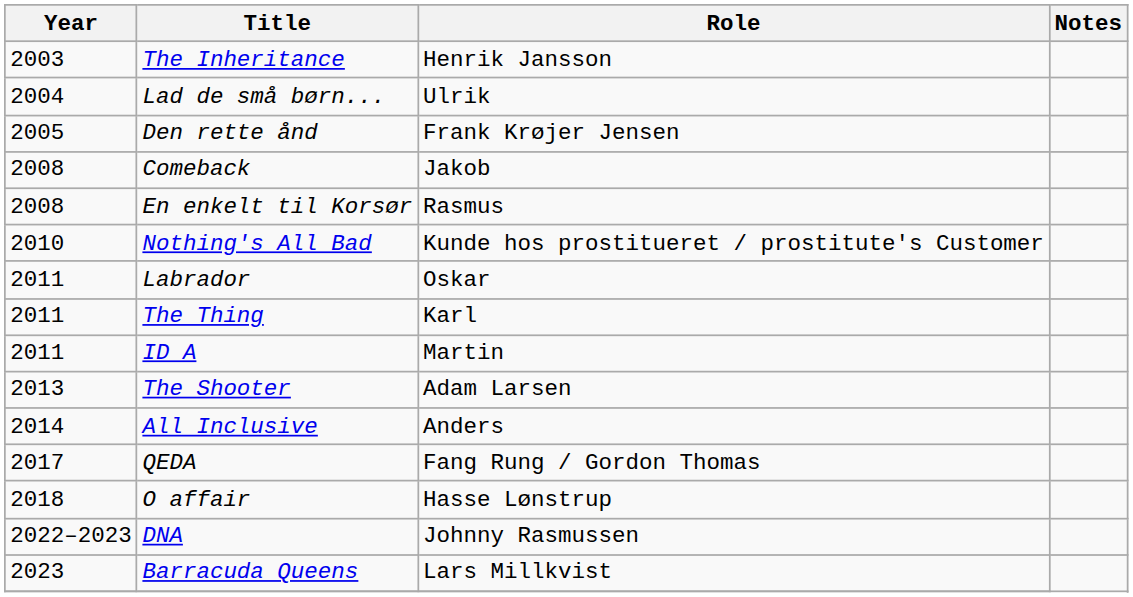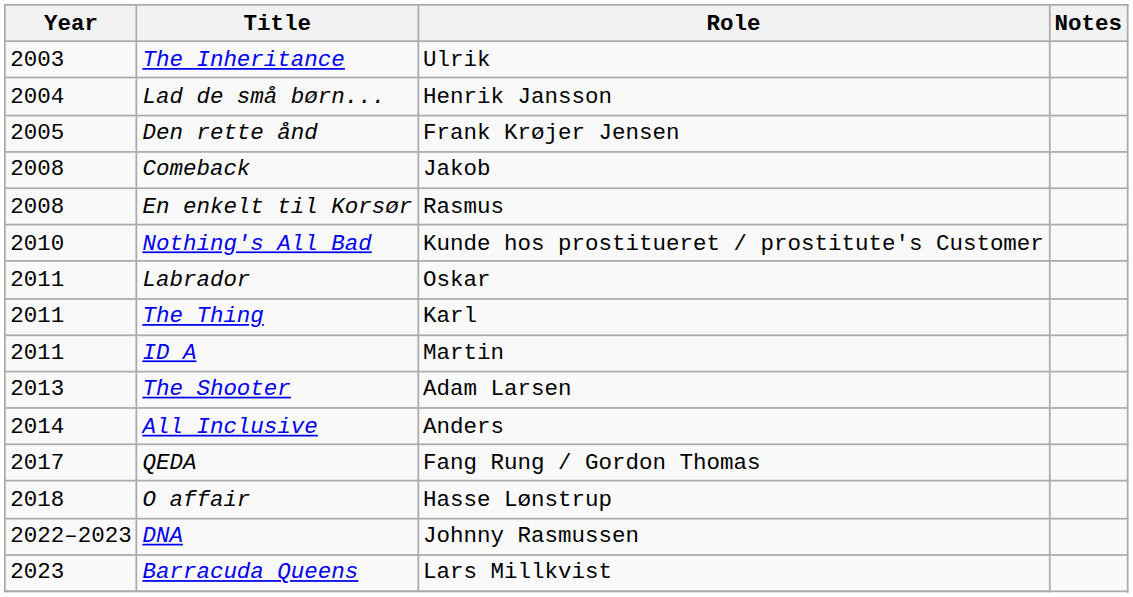(518, 60) Henrik Jansson -> (457, 60) Ulrik
(457, 97) Ulrik -> (518, 97) Henrik Jansson
